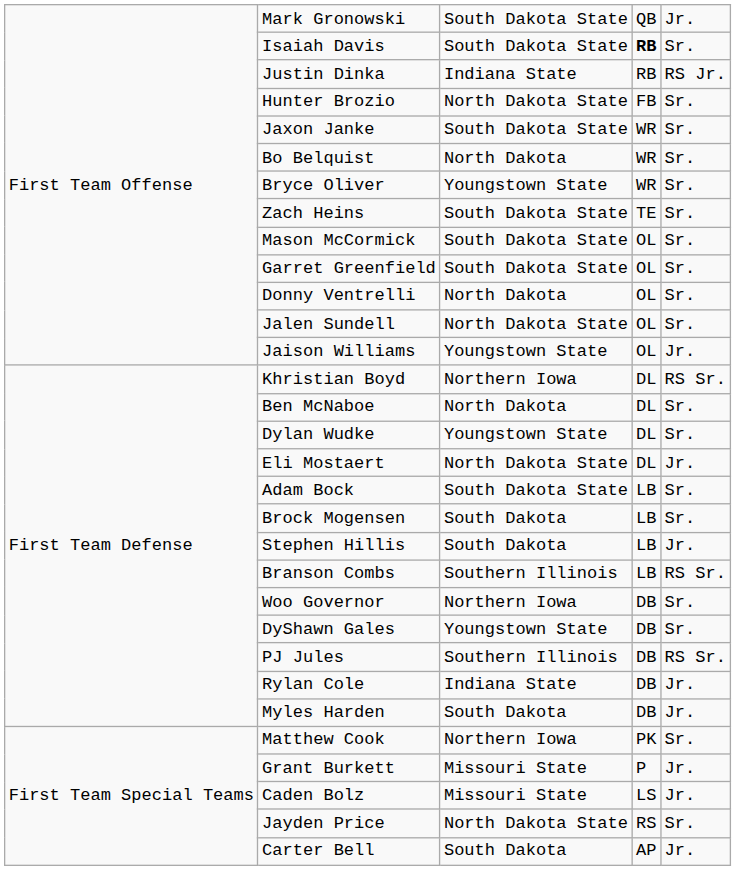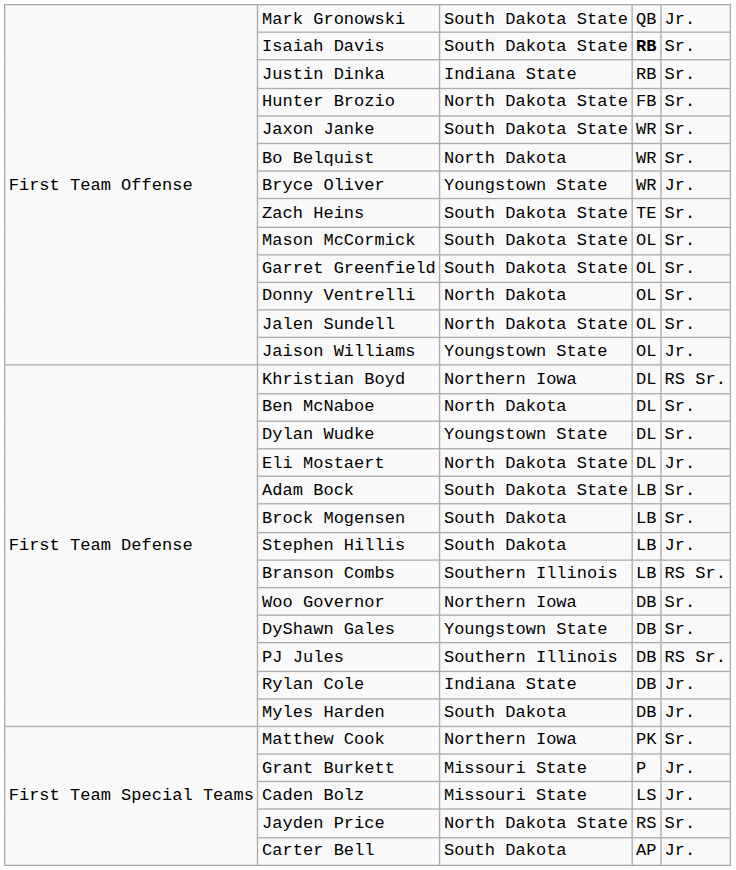(695, 74) RS Jr. -> (680, 74) Sr.
(680, 185) Sr. -> (680, 185) Jr.
